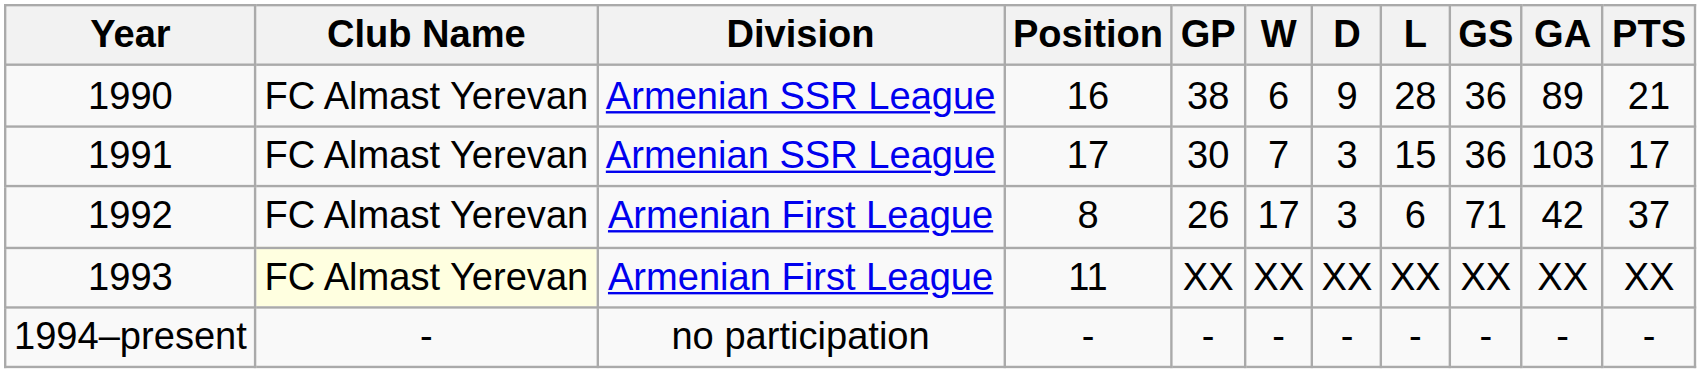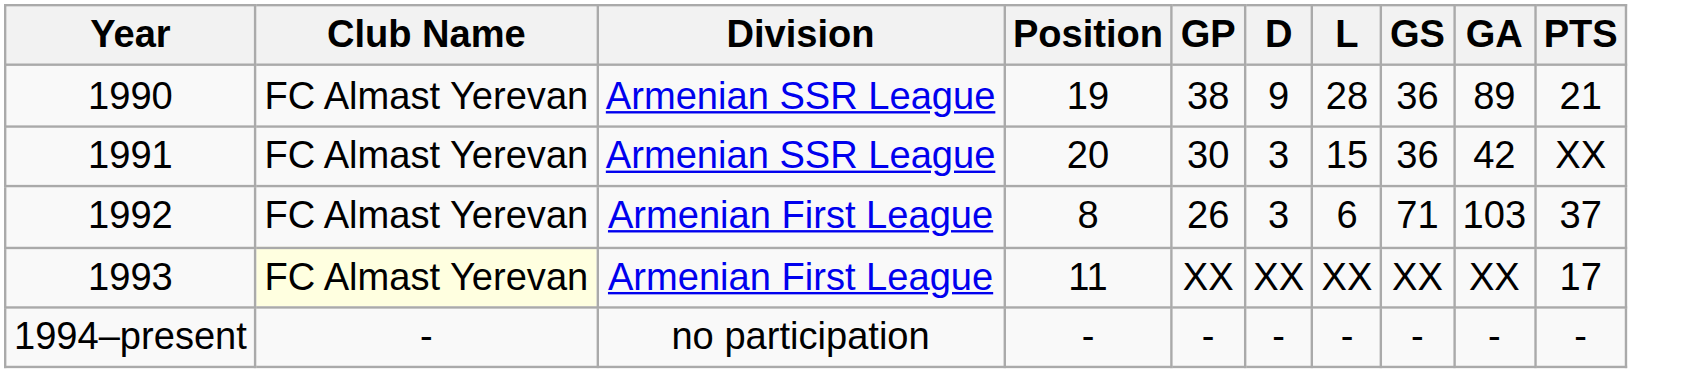- column: (1279, 34)
(1088, 95) 16 -> (1088, 95) 19
(1088, 155) 17 -> (1088, 155) 20
(1563, 155) 103 -> (1494, 155) 42
(1649, 155) 17 -> (1581, 155) XX
(1563, 215) 42 -> (1494, 215) 103
(1649, 276) XX -> (1581, 276) 17
